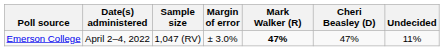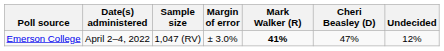(278, 38) 47% -> (278, 38) 41%
(412, 38) 11% -> (412, 38) 12%
